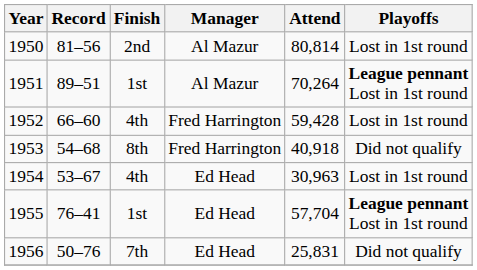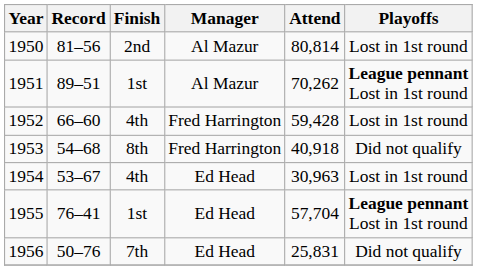(315, 83) 70,264 -> (315, 83) 70,262
